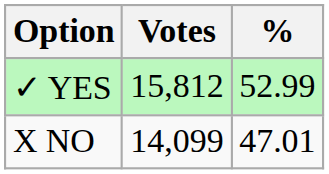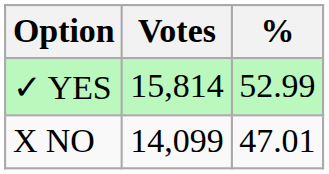(177, 86) 15,812 -> (177, 86) 15,814
